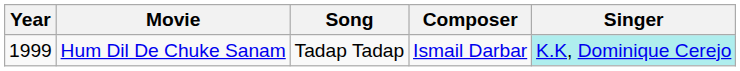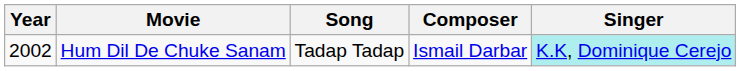(30, 50) 1999 -> (30, 50) 2002
